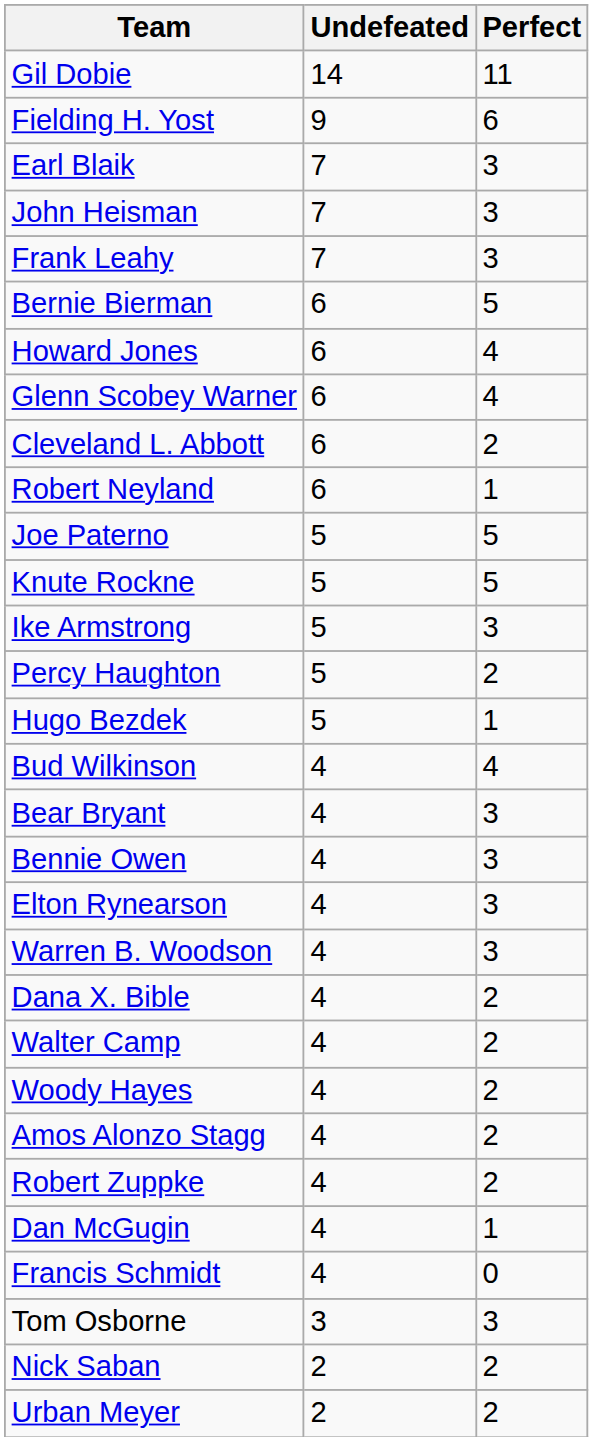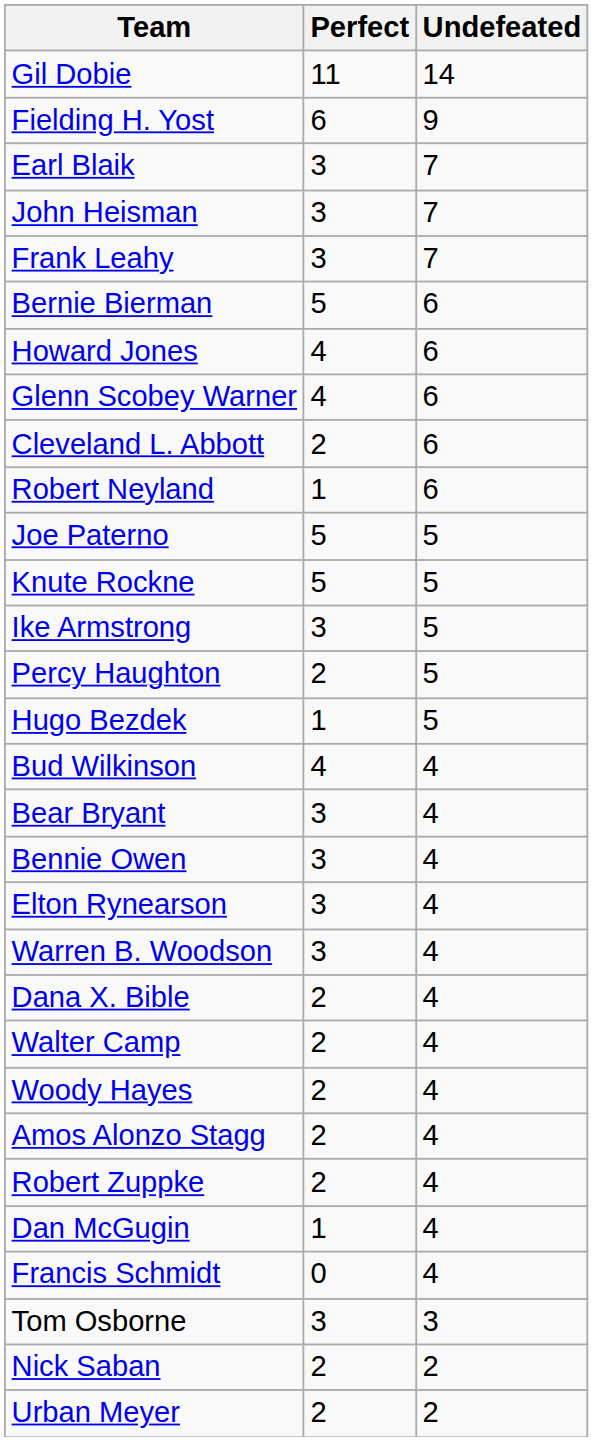columns swapped: (390, 27) <-> (532, 27)
